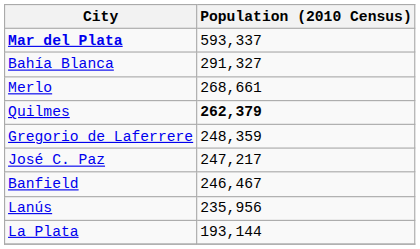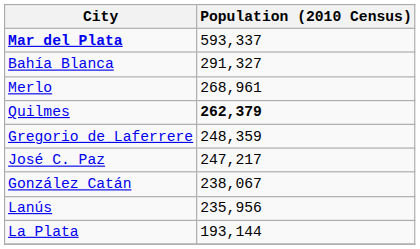(231, 88) 268,661 -> (231, 88) 268,961
- row: (43, 184)
+ row: (70, 184)
